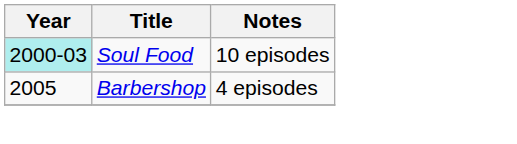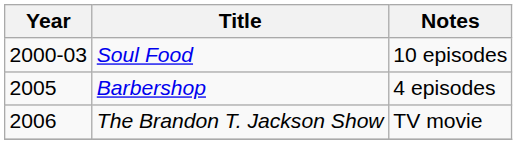(48, 54) paleturquoise background -> (48, 54) no background
+ row: (240, 121)
